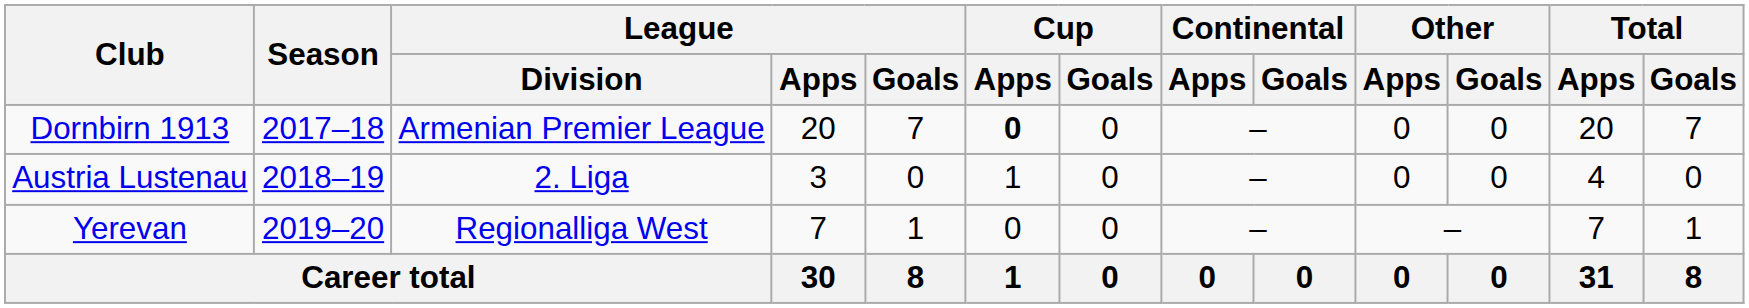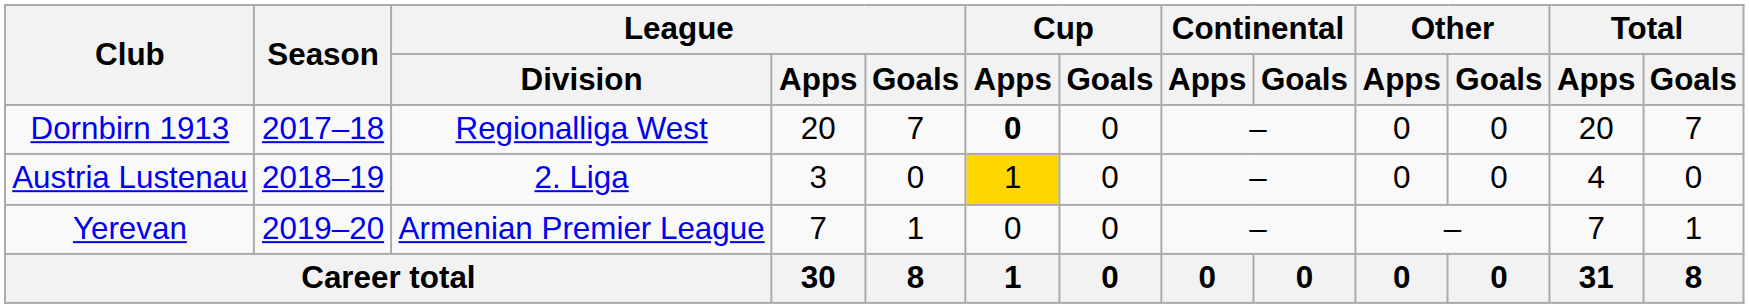(582, 128) Armenian Premier League -> (582, 128) Regionalliga West
(1013, 178) no background -> (1013, 178) gold background
(582, 228) Regionalliga West -> (582, 228) Armenian Premier League
